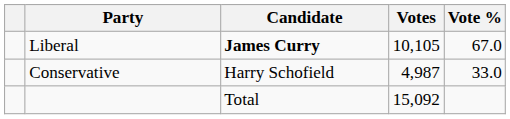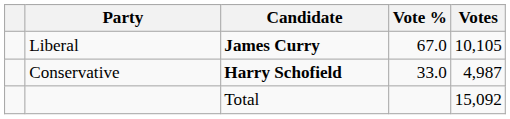columns swapped: (416, 18) <-> (475, 18)
(279, 72) normal -> (283, 72) bold
